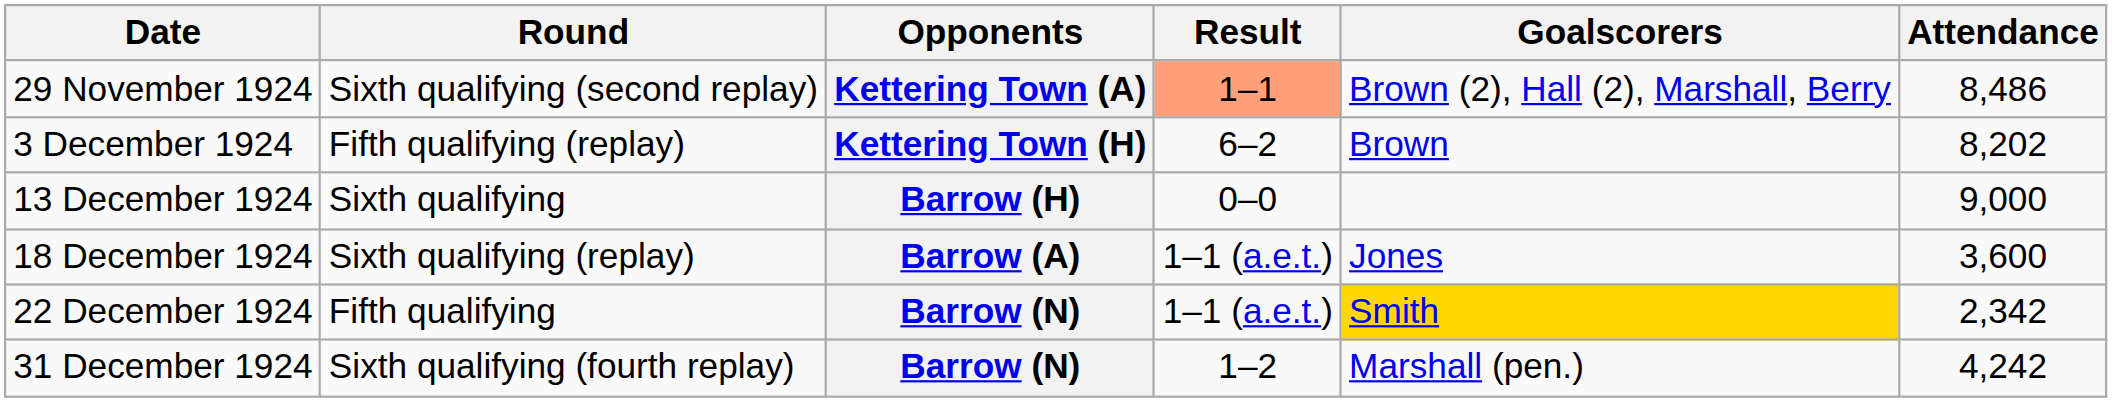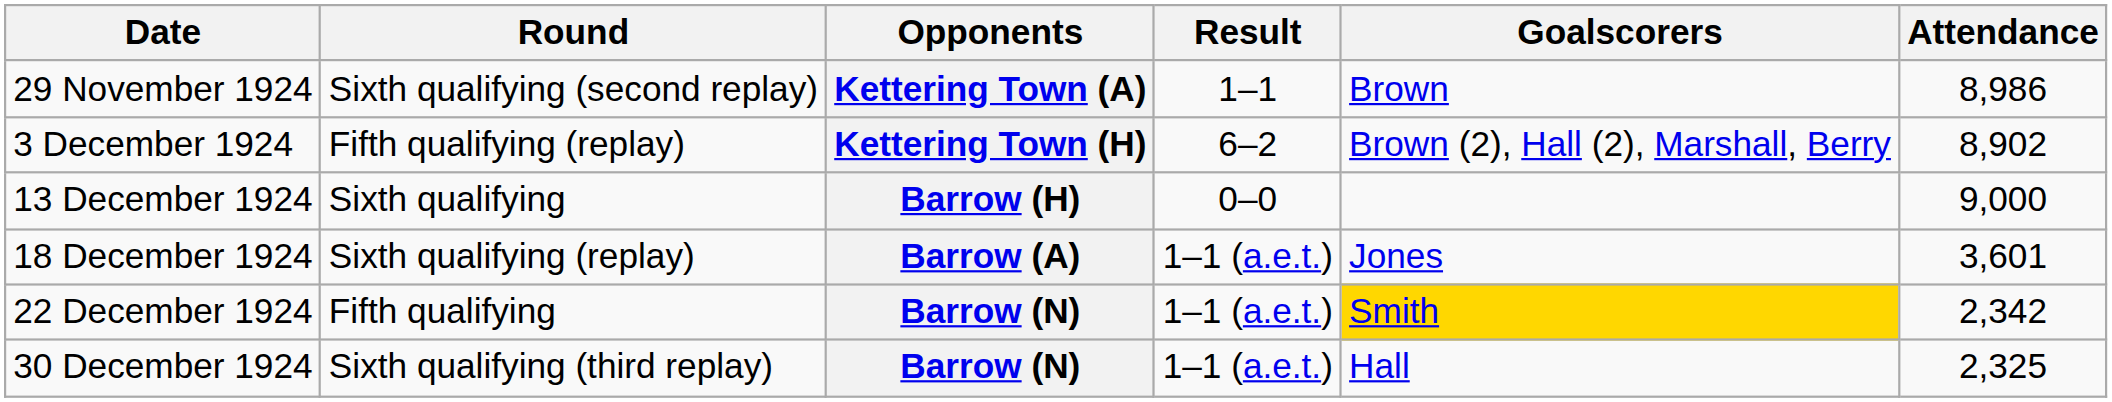(1248, 88) lightsalmon background -> (1248, 88) no background
(1620, 88) Brown (2), Hall (2), Marshall, Berry -> (1399, 88) Brown
(2003, 88) 8,486 -> (2003, 88) 8,986
(1399, 144) Brown -> (1620, 144) Brown (2), Hall (2), Marshall, Berry
(2003, 144) 8,202 -> (2003, 144) 8,902
(2003, 255) 3,600 -> (2003, 255) 3,601
+ row: (163, 367)
- row: (163, 367)
